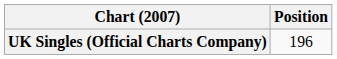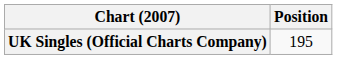(301, 41) 196 -> (301, 41) 195
